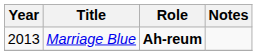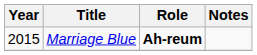(24, 38) 2013 -> (24, 38) 2015
